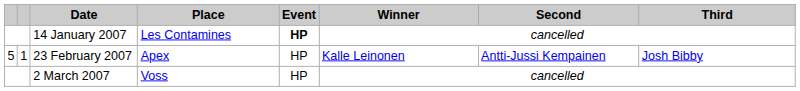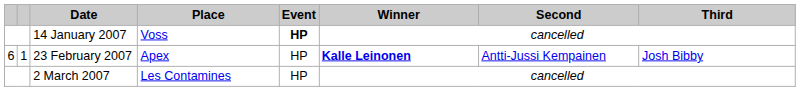(186, 34) Les Contamines -> (154, 34) Voss
(11, 55) 5 -> (11, 55) 6
(363, 55) normal -> (366, 55) bold
(154, 75) Voss -> (186, 75) Les Contamines
